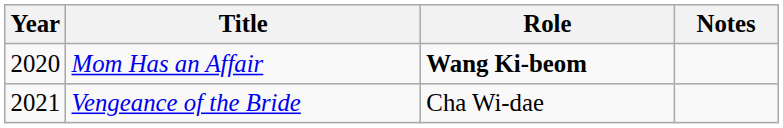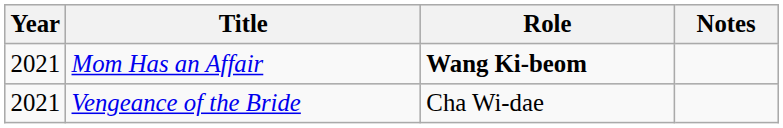(35, 63) 2020 -> (35, 63) 2021
